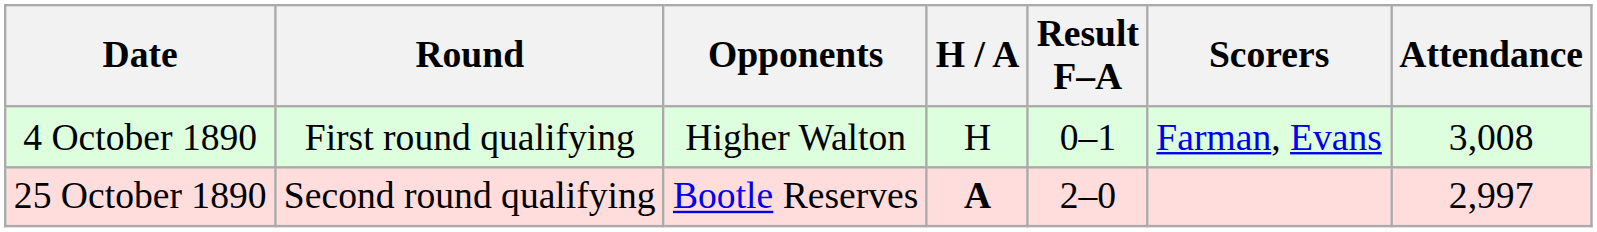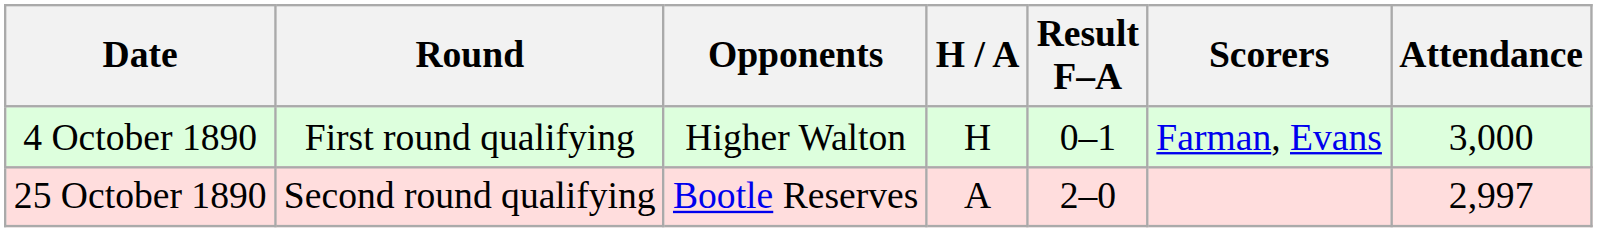(1491, 136) 3,008 -> (1491, 136) 3,000
(978, 195) bold -> (978, 195) normal
